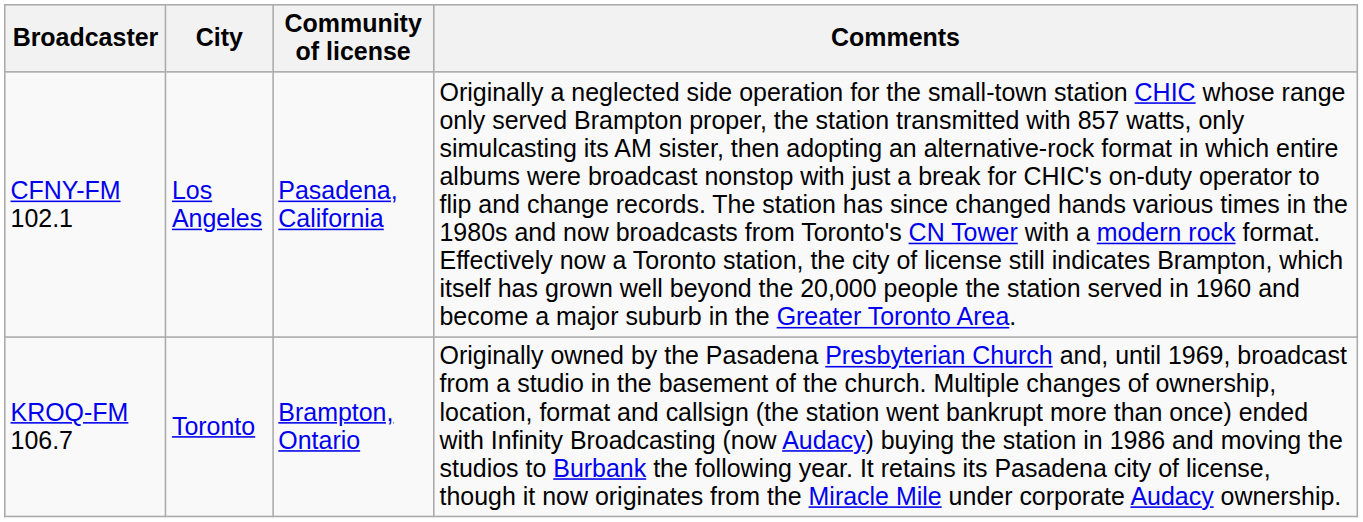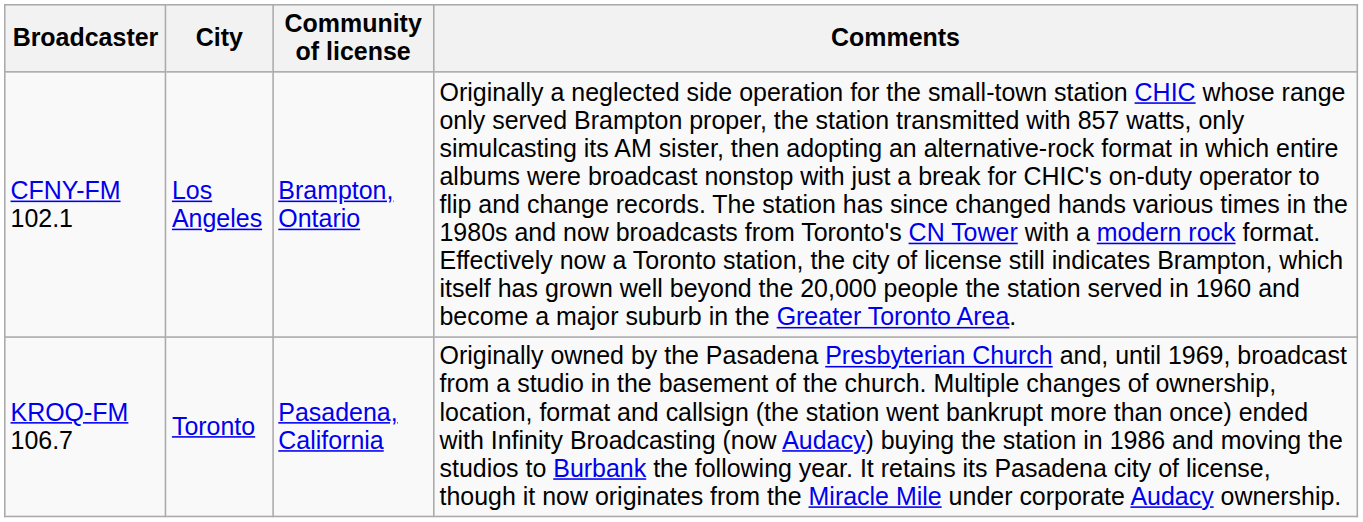(338, 204) Pasadena, California -> (336, 204) Brampton, Ontario
(336, 426) Brampton, Ontario -> (338, 426) Pasadena, California
